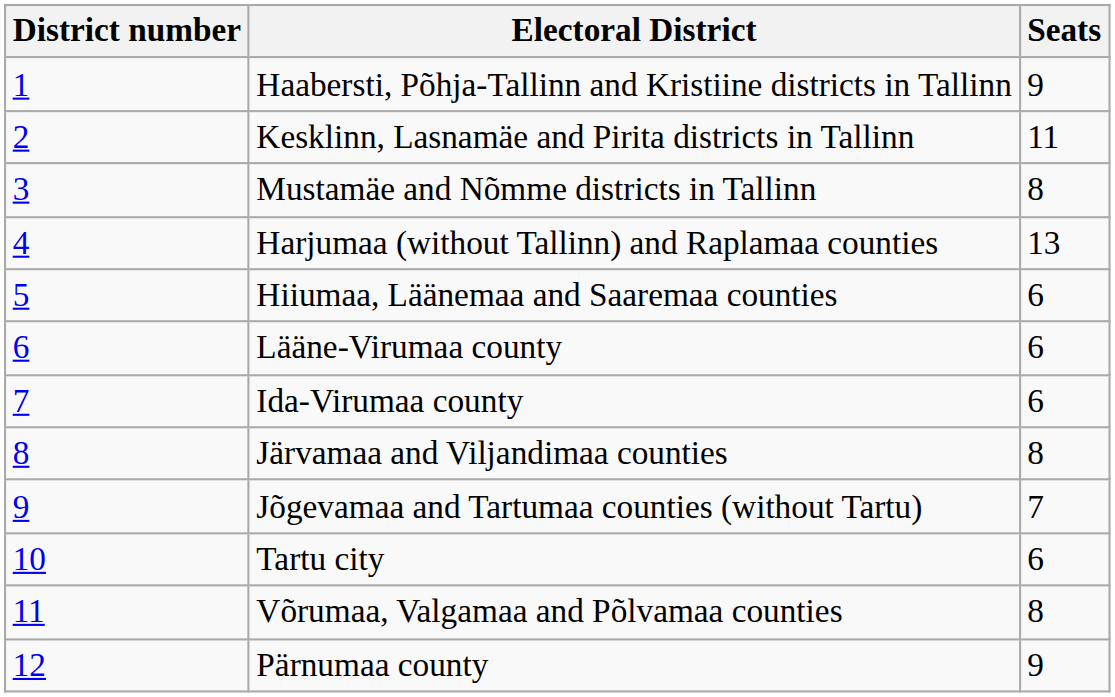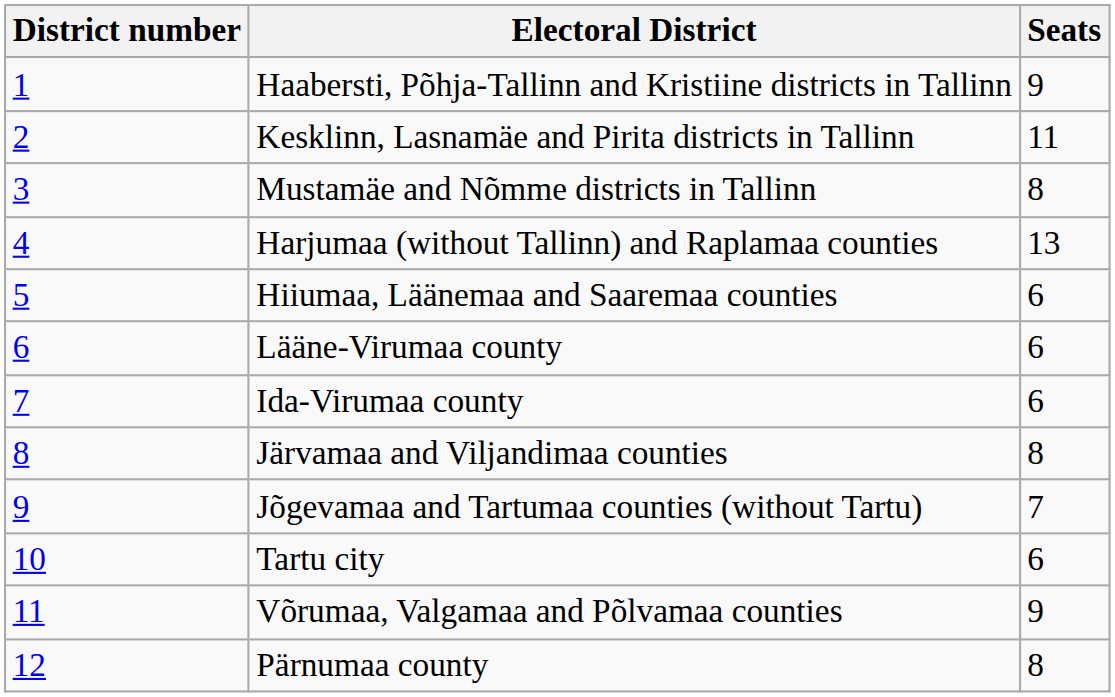(1035, 611) 8 -> (1035, 611) 9
(1035, 664) 9 -> (1035, 664) 8
